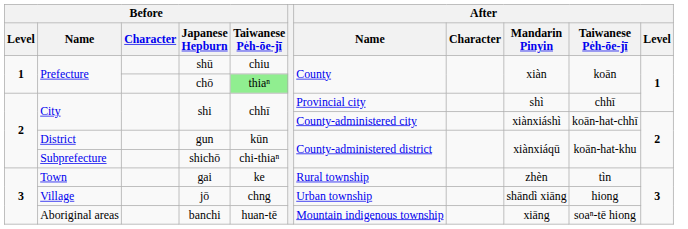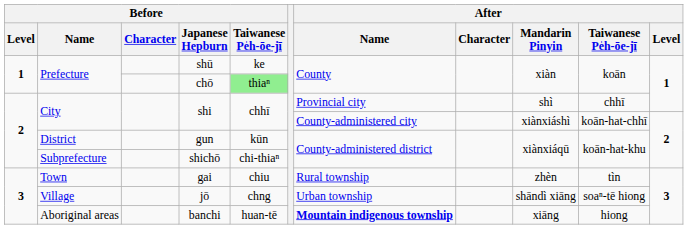(259, 64) chiu -> (259, 64) ke
(259, 177) ke -> (259, 177) chiu
(605, 196) hiong -> (614, 196) soaⁿ-tē hiong
(370, 214) normal -> (375, 214) bold
(605, 214) soaⁿ-tē hiong -> (614, 214) hiong
